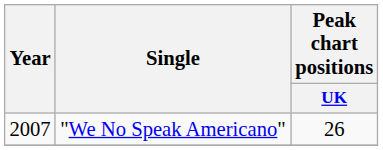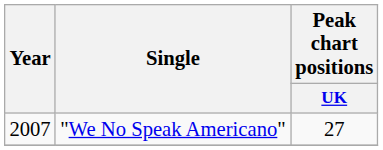(334, 128) 26 -> (334, 128) 27
